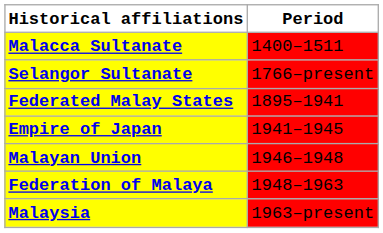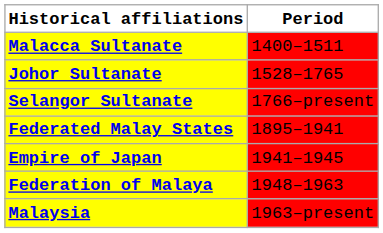+ row: (85, 74)
- row: (75, 157)
